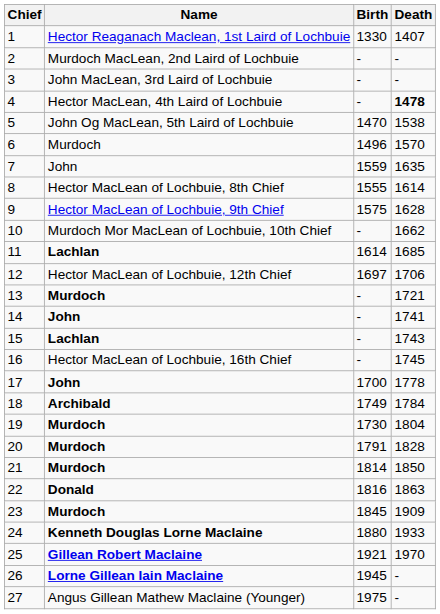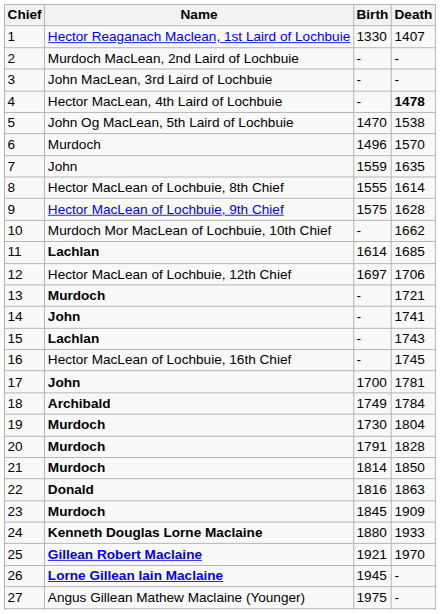(410, 381) 1778 -> (410, 381) 1781
